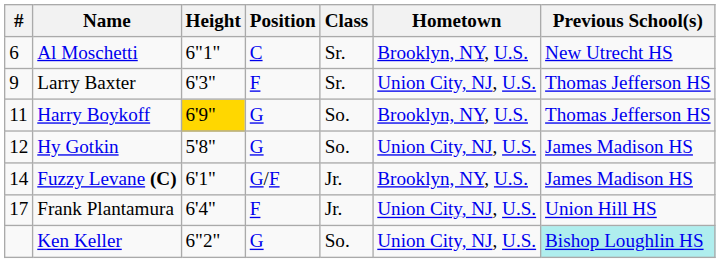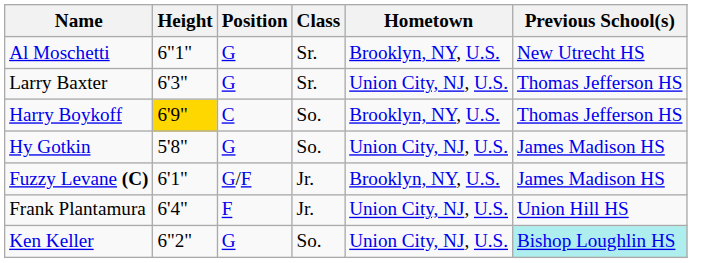- column: (19, 20)
(256, 52) C -> (229, 52) G
(255, 83) F -> (229, 83) G
(257, 115) G -> (228, 115) C
